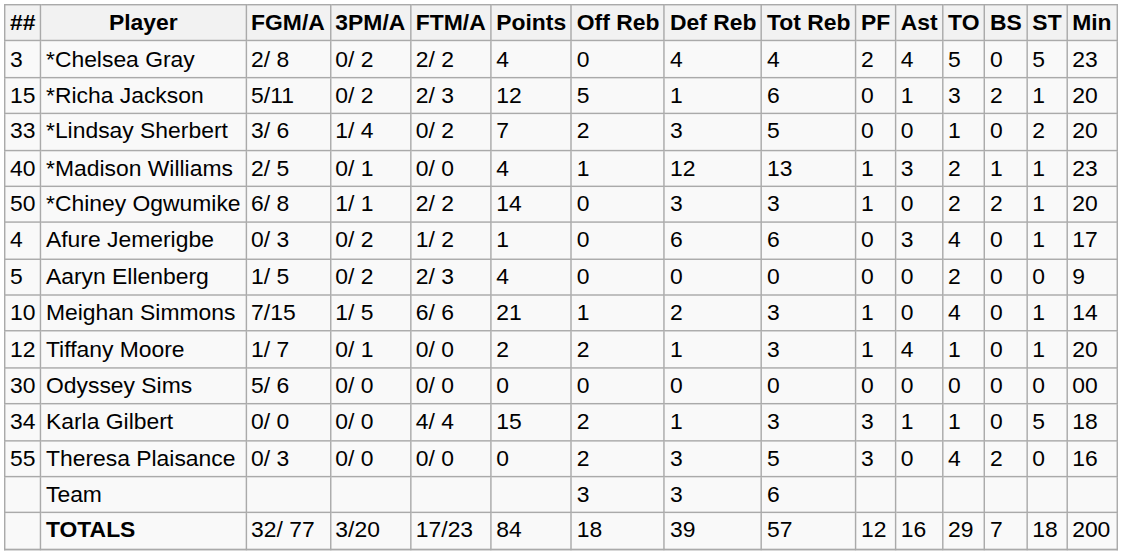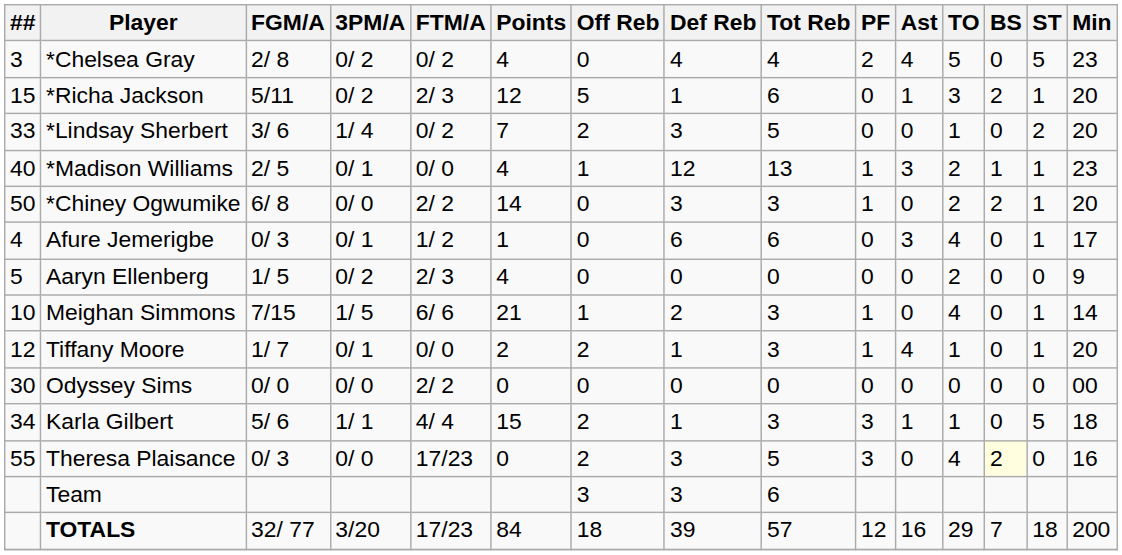(435, 58) 2/ 2 -> (435, 58) 0/ 2
(354, 204) 1/ 1 -> (354, 204) 0/ 0
(354, 240) 0/ 2 -> (354, 240) 0/ 1
(270, 385) 5/ 6 -> (270, 385) 0/ 0
(435, 385) 0/ 0 -> (435, 385) 2/ 2
(270, 421) 0/ 0 -> (270, 421) 5/ 6
(354, 421) 0/ 0 -> (354, 421) 1/ 1
(435, 458) 0/ 0 -> (444, 458) 17/23
(996, 458) no background -> (996, 458) lightyellow background
